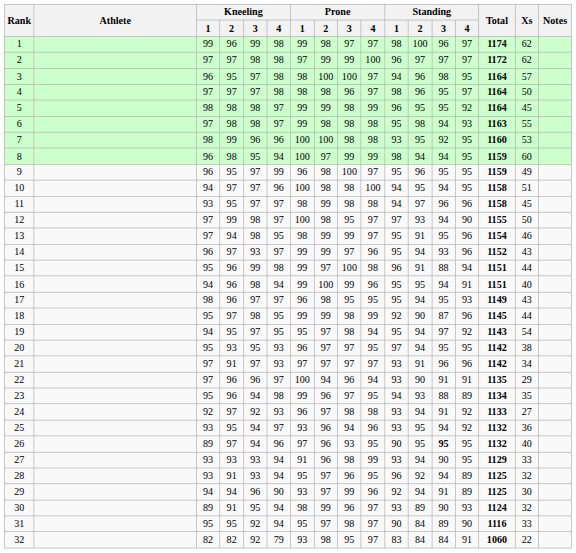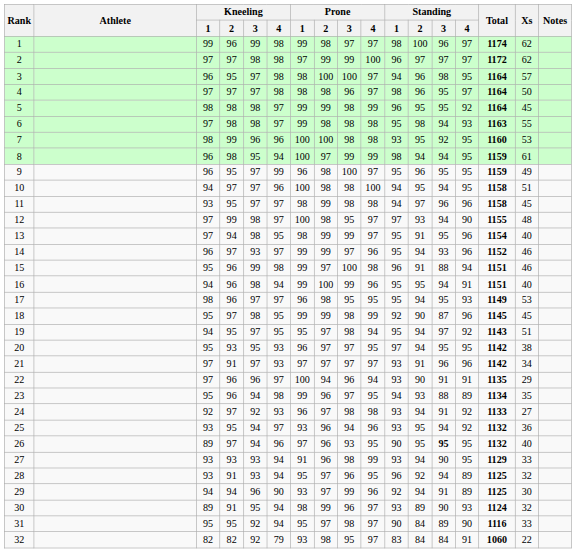(527, 156) 60 -> (527, 156) 61
(527, 220) 50 -> (527, 220) 48
(527, 236) 46 -> (527, 236) 40
(527, 252) 43 -> (527, 252) 46
(527, 268) 44 -> (527, 268) 46
(527, 300) 43 -> (527, 300) 53
(527, 316) 44 -> (527, 316) 45
(527, 332) 54 -> (527, 332) 51
